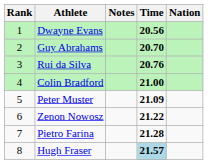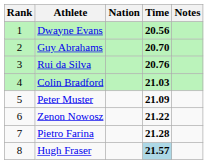columns swapped: (185, 13) <-> (121, 13)
(152, 82) 21.00 -> (157, 82) 21.03
